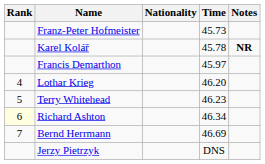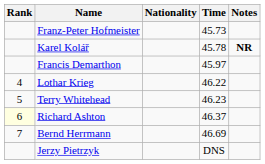(214, 82) 46.20 -> (214, 82) 46.22
(214, 116) 46.34 -> (214, 116) 46.37
